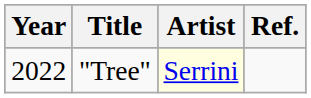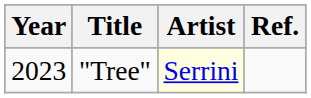(39, 69) 2022 -> (39, 69) 2023
